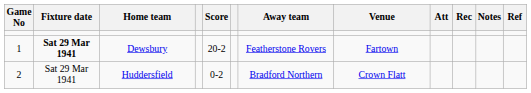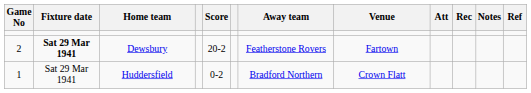(19, 48) 1 -> (19, 48) 2
(19, 75) 2 -> (19, 75) 1
